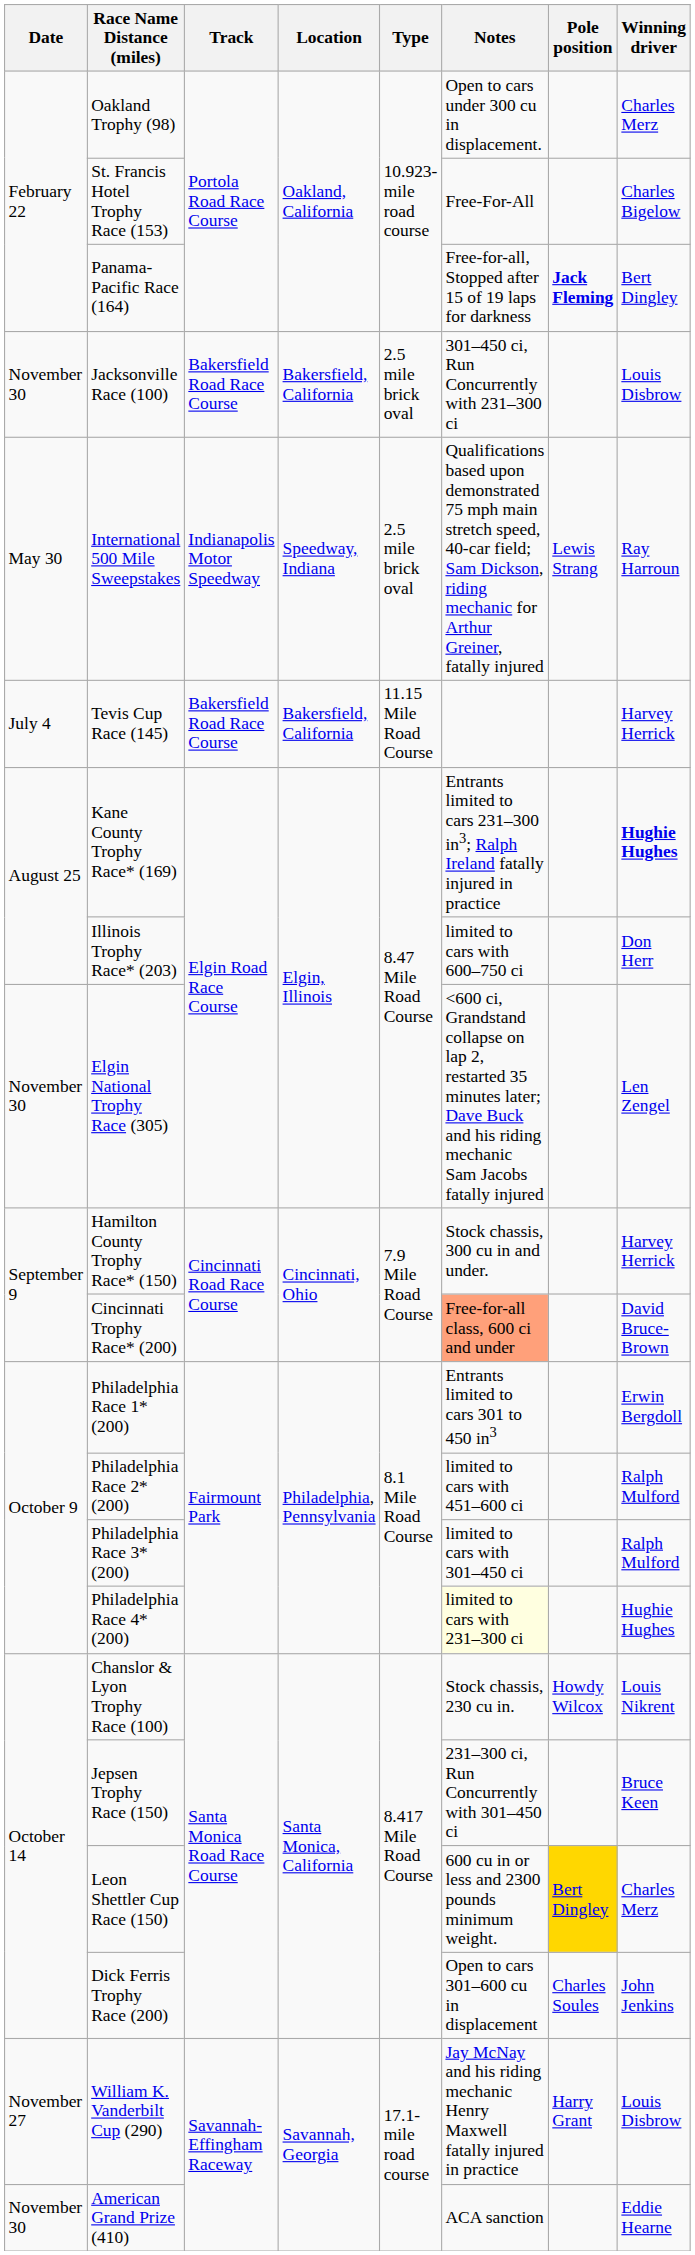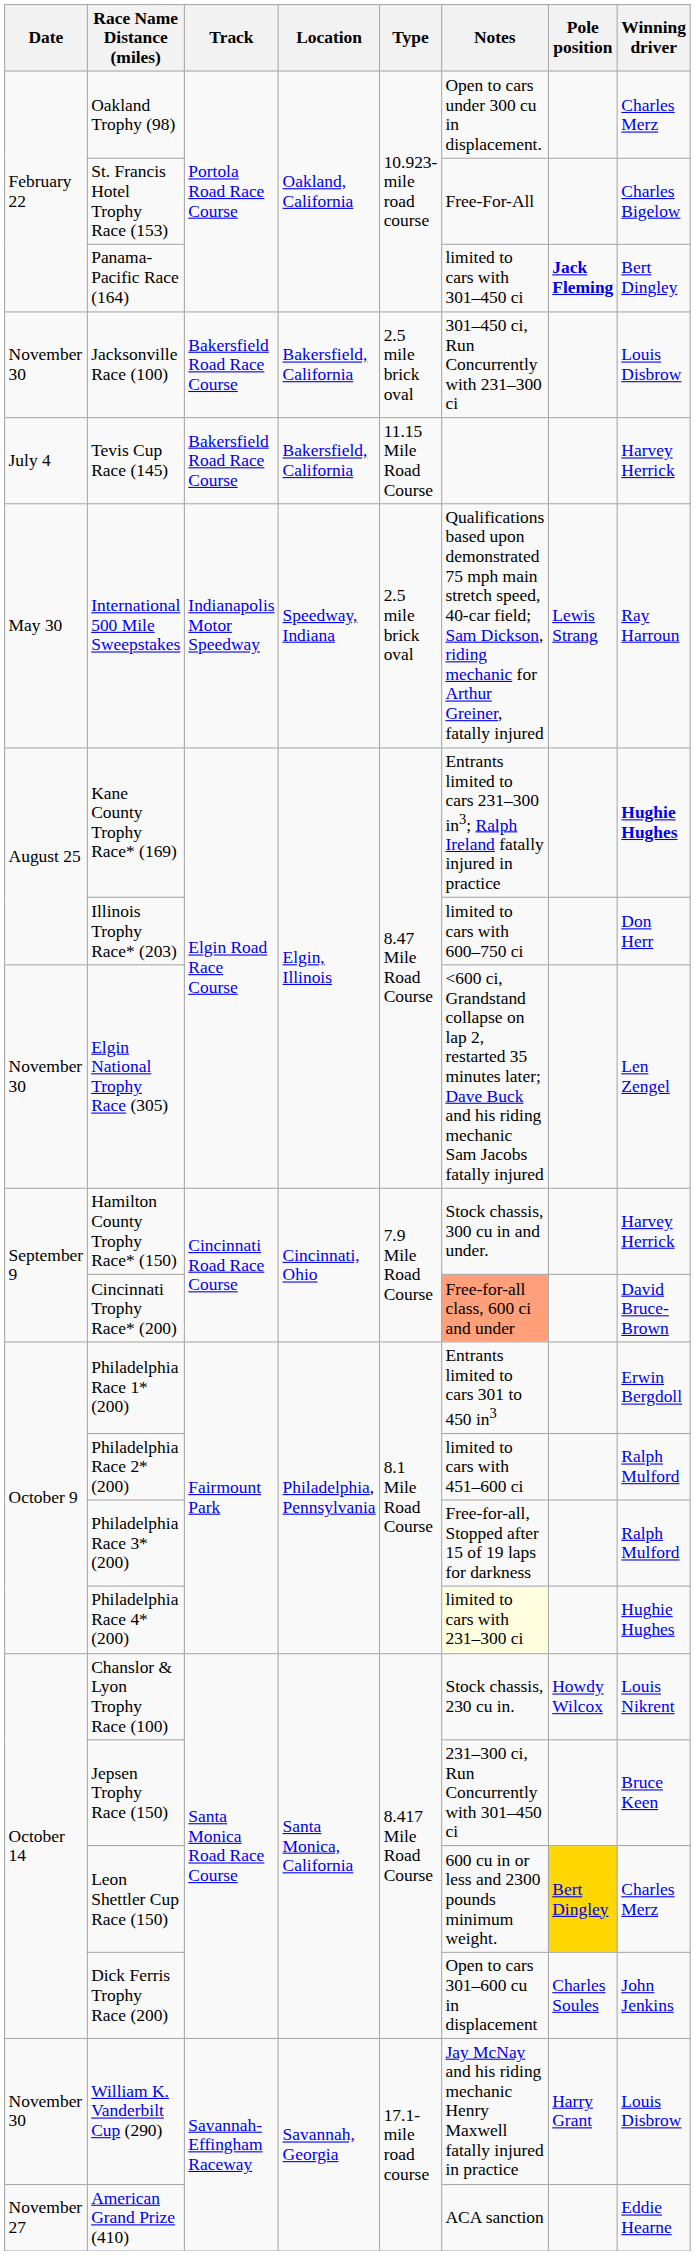(492, 287) Free-for-all, Stopped after 15 of 19 laps for darkness -> (484, 277) limited to cars with 301–450 ci
rows swapped: (136, 558) <-> (130, 723)
(484, 1552) limited to cars with 301–450 ci -> (492, 1543) Free-for-all, Stopped after 15 of 19 laps for darkness
(45, 2111) November 27 -> (45, 2111) November 30
(45, 2217) November 30 -> (45, 2217) November 27
